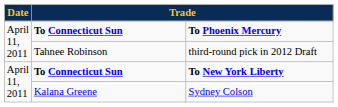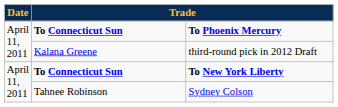(71, 51) Tahnee Robinson -> (65, 51) Kalana Greene
(65, 92) Kalana Greene -> (71, 92) Tahnee Robinson
